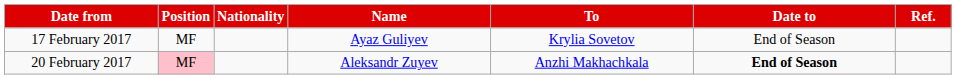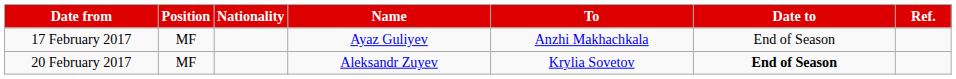(592, 39) Krylia Sovetov -> (592, 39) Anzhi Makhachkala
(186, 63) pink background -> (186, 63) no background
(592, 63) Anzhi Makhachkala -> (592, 63) Krylia Sovetov
